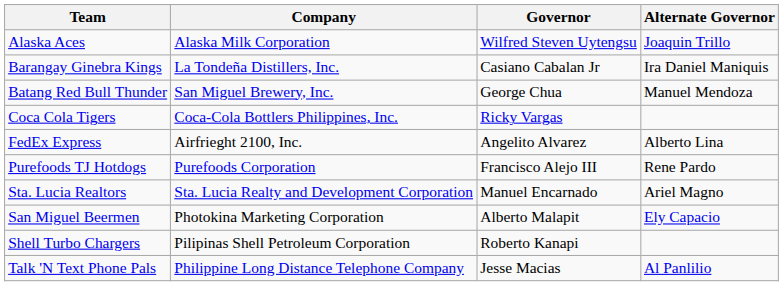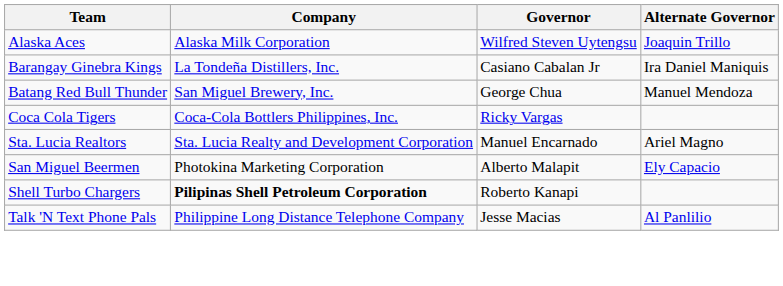- row: (55, 142)
- row: (77, 167)
(292, 242) normal -> (301, 192) bold
